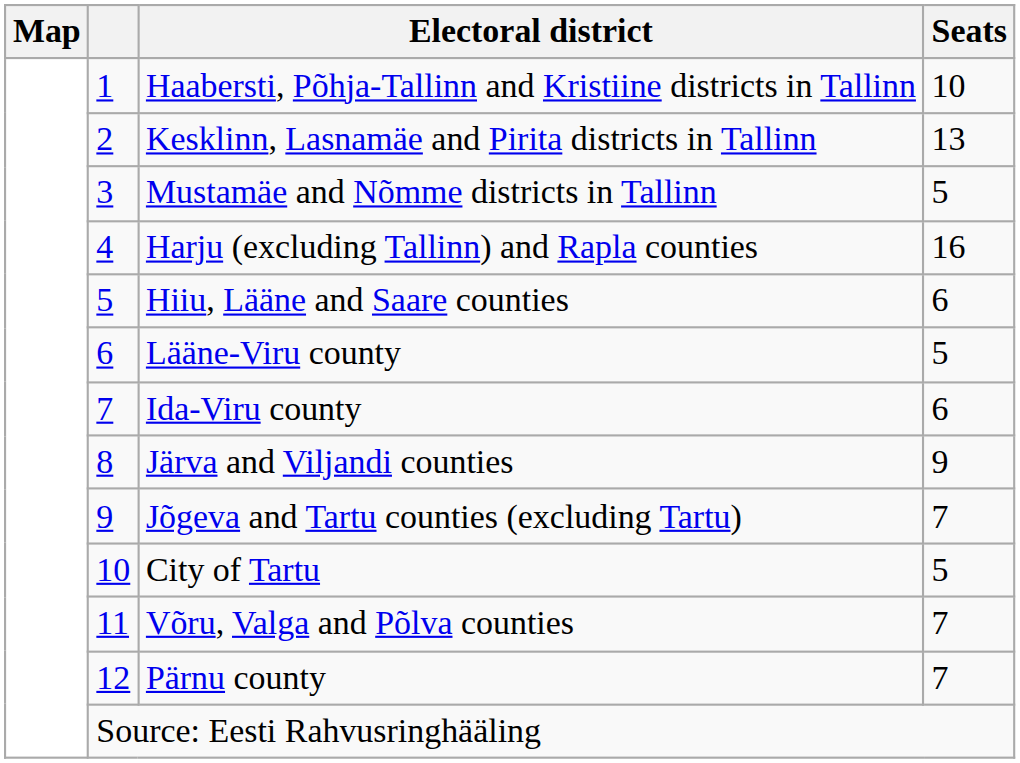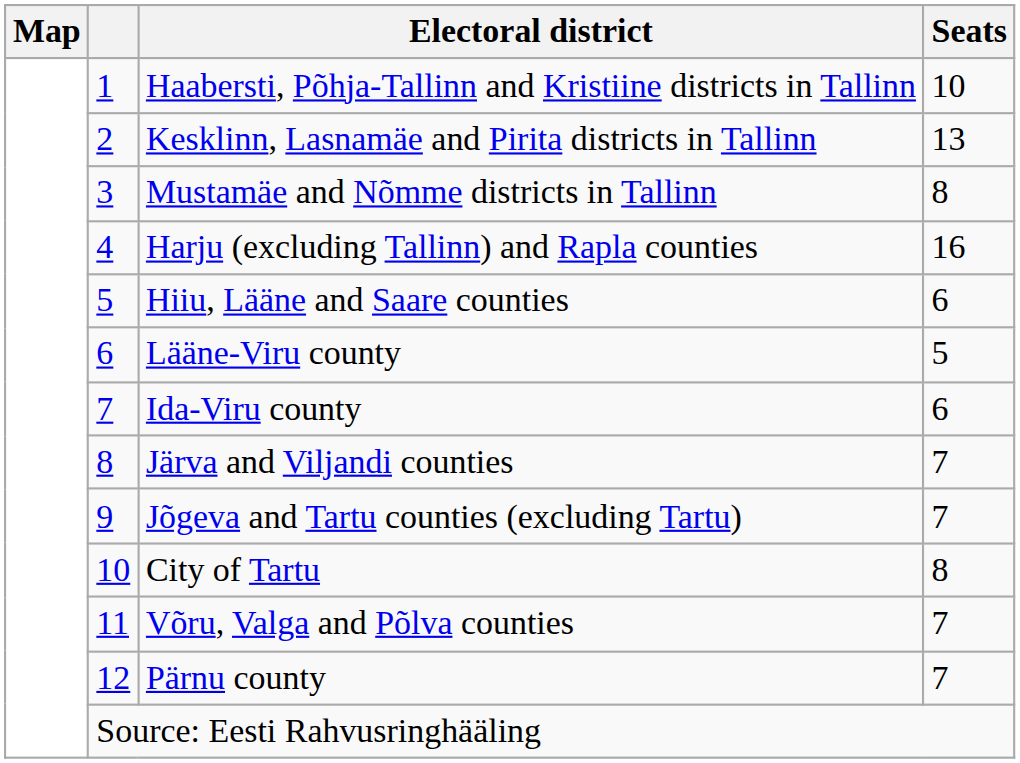(940, 192) 5 -> (940, 192) 8
(940, 461) 9 -> (940, 461) 7
(940, 569) 5 -> (940, 569) 8
